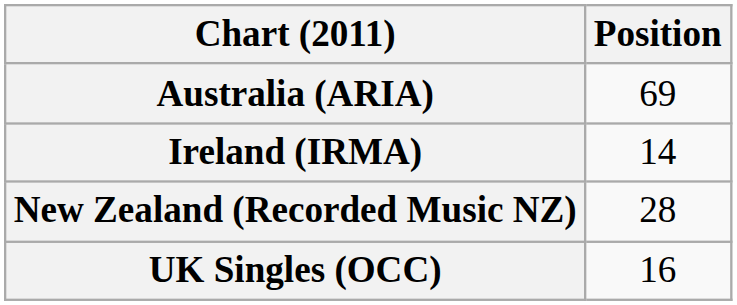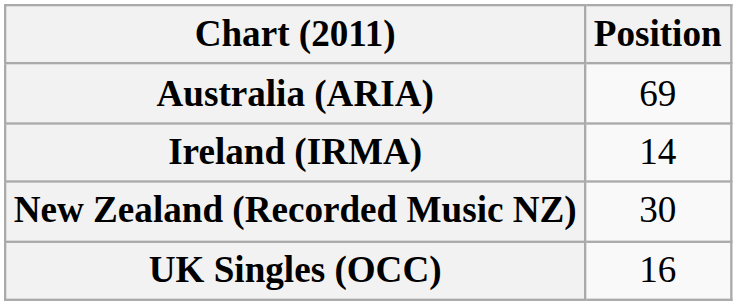(658, 210) 28 -> (658, 210) 30
